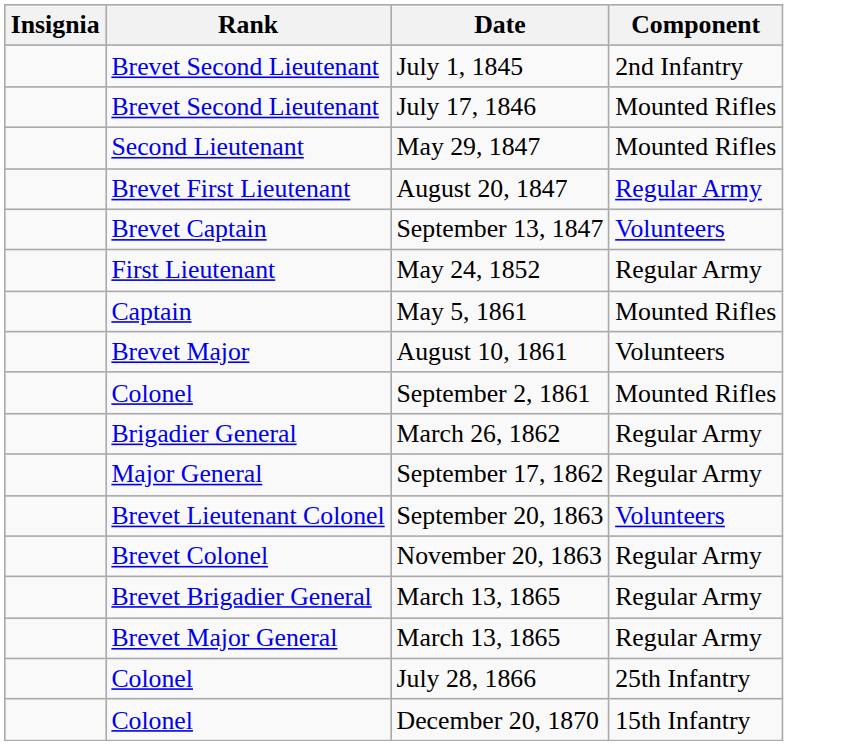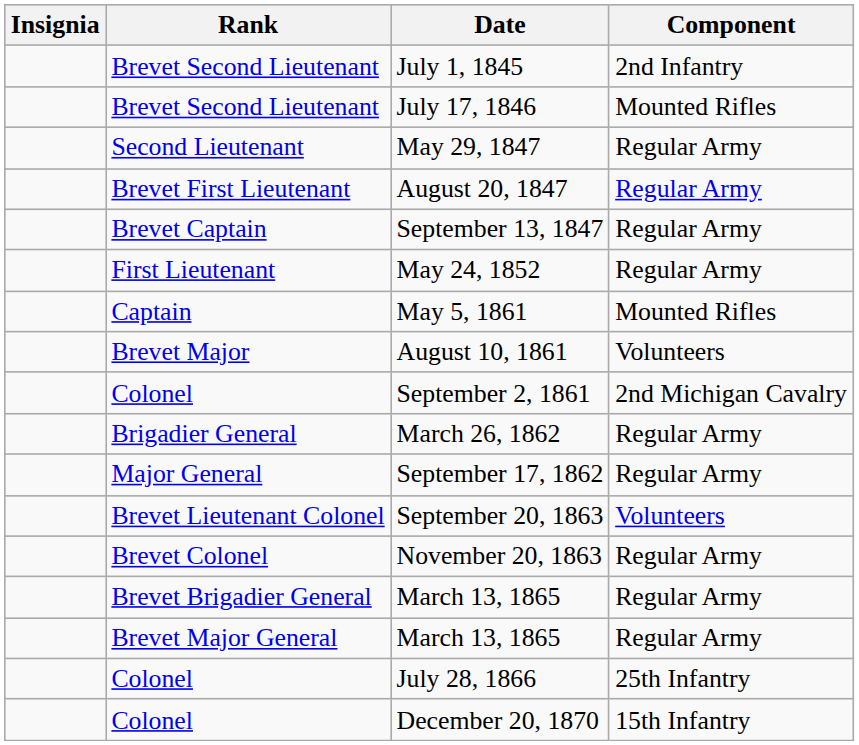(696, 147) Mounted Rifles -> (689, 147) Regular Army
(670, 229) Volunteers -> (689, 229) Regular Army
(696, 392) Mounted Rifles -> (731, 392) 2nd Michigan Cavalry
